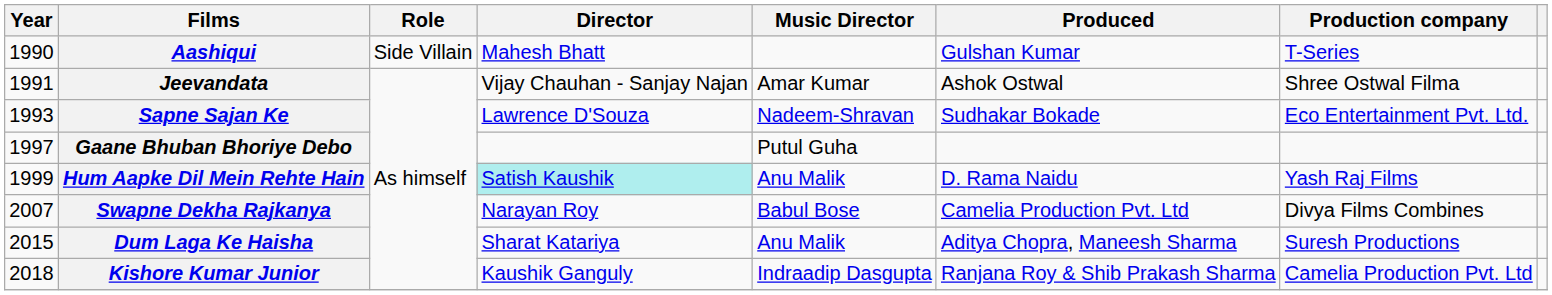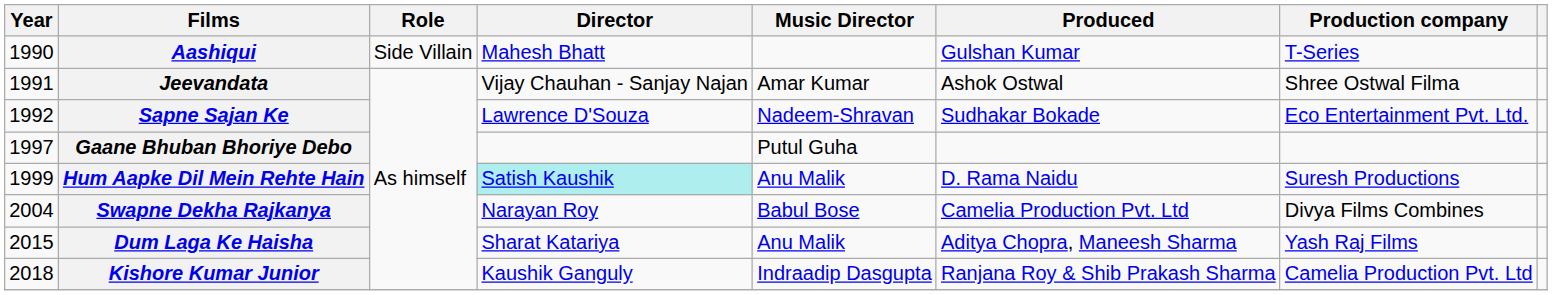(31, 115) 1993 -> (31, 115) 1992
(1351, 178) Yash Raj Films -> (1372, 178) Suresh Productions
(31, 210) 2007 -> (31, 210) 2004
(1372, 242) Suresh Productions -> (1351, 242) Yash Raj Films
